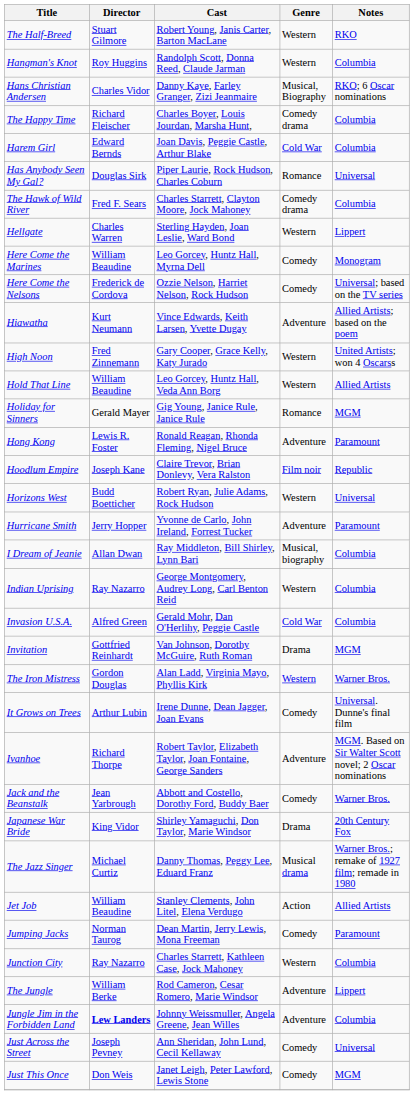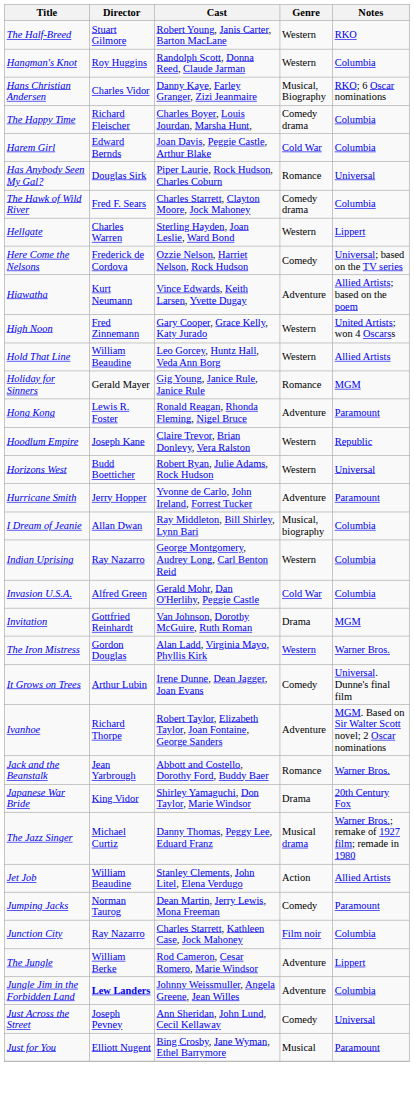- row: (38, 260)
(302, 469) Film noir -> (299, 441) Western
(300, 798) Comedy -> (302, 770) Romance
(299, 962) Western -> (302, 934) Film noir
+ row: (31, 1047)
- row: (38, 1075)
